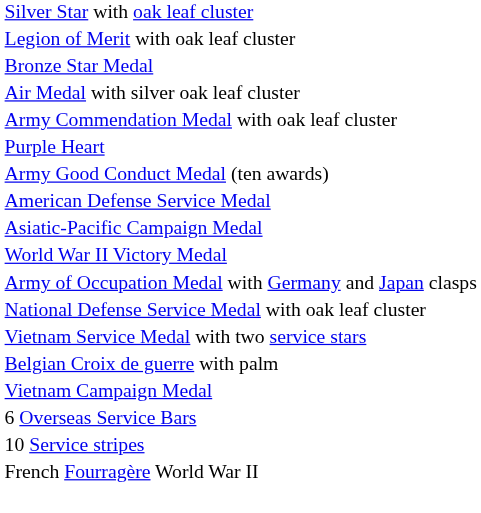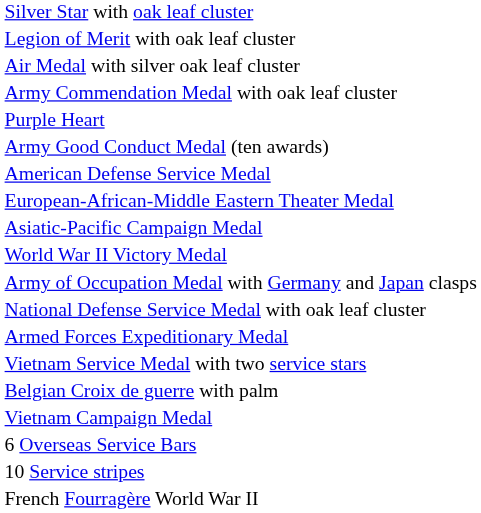- row: (79, 65)
+ row: (199, 201)
+ row: (146, 336)
